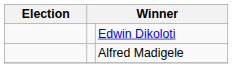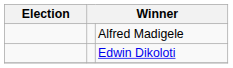rows swapped: (141, 53) <-> (137, 33)
